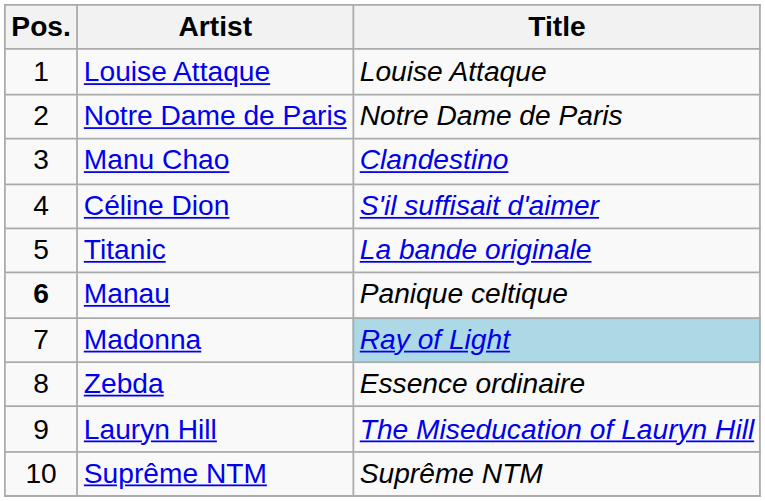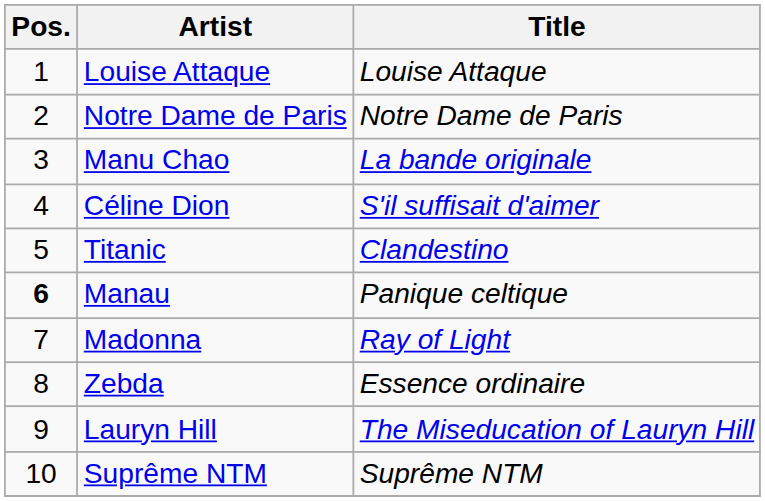(434, 160) Clandestino -> (476, 160) La bande originale
(476, 250) La bande originale -> (434, 250) Clandestino
(435, 339) lightblue background -> (435, 339) no background
